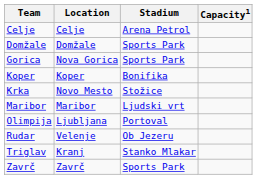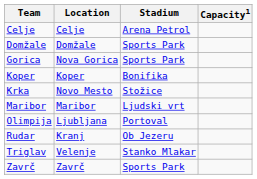(76, 136) Velenje -> (70, 136) Kranj
(70, 152) Kranj -> (76, 152) Velenje
